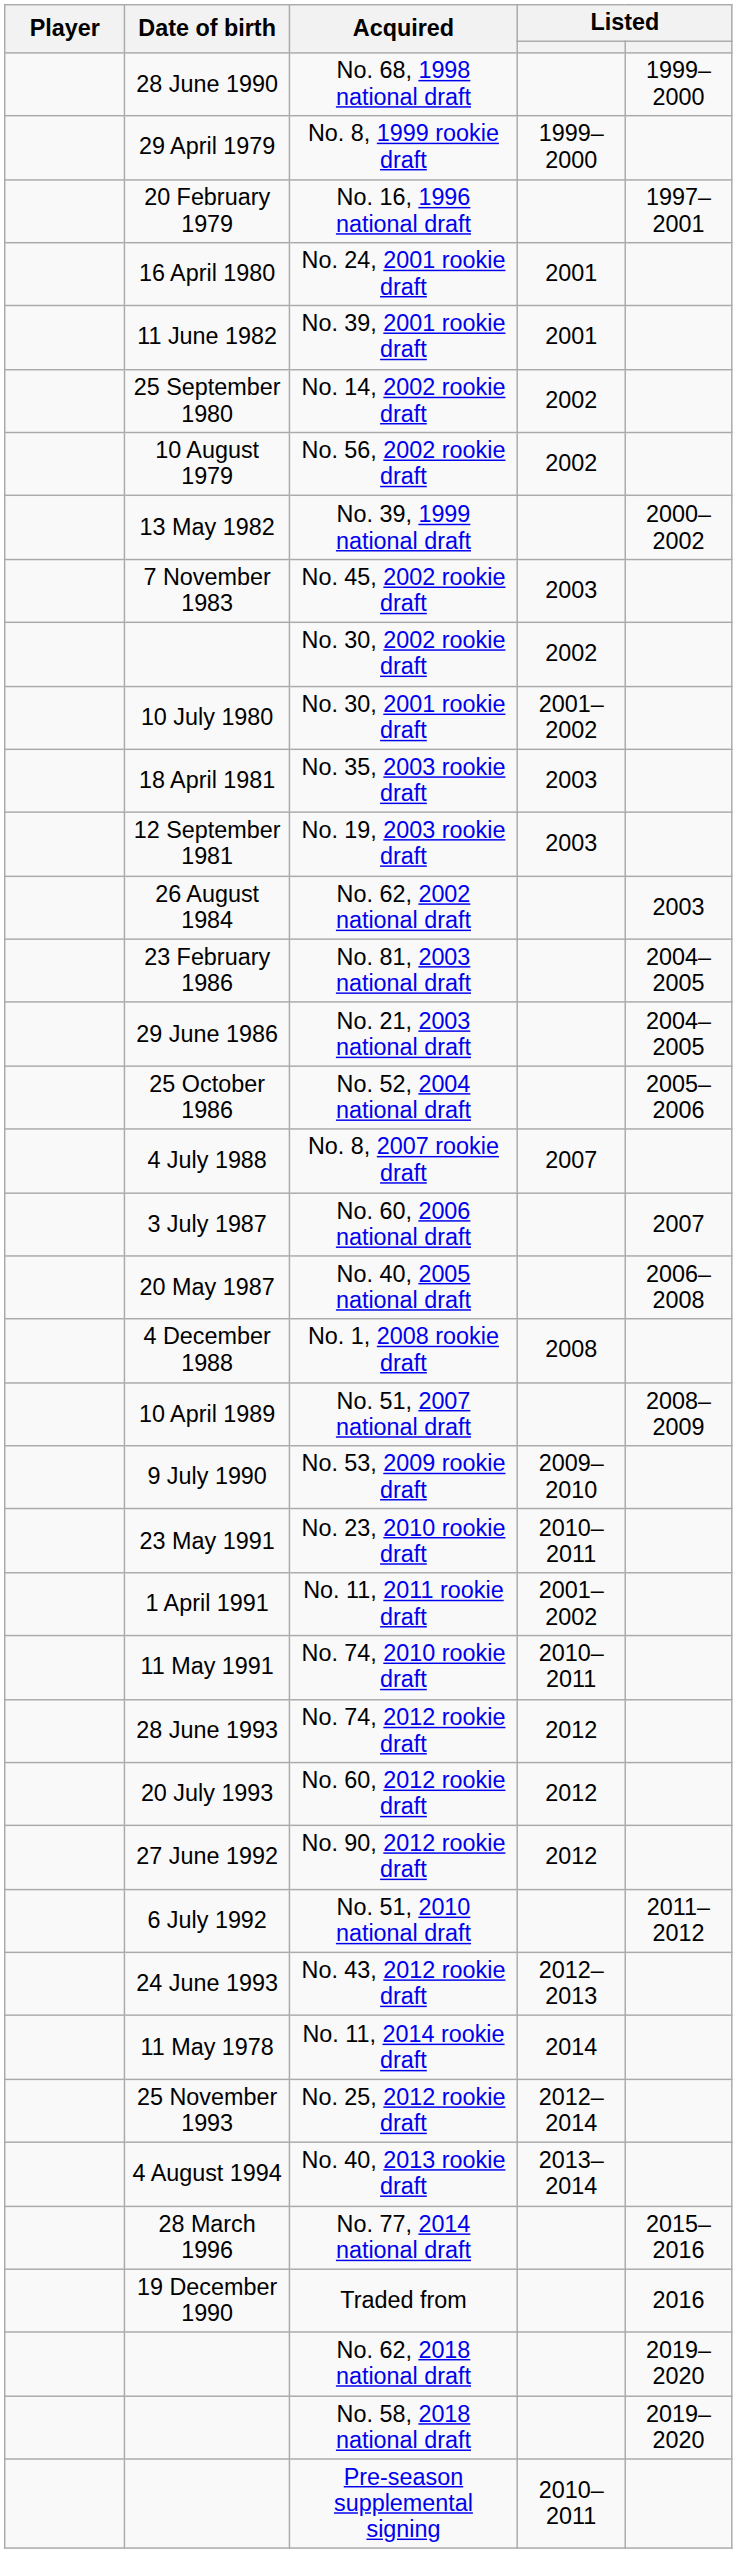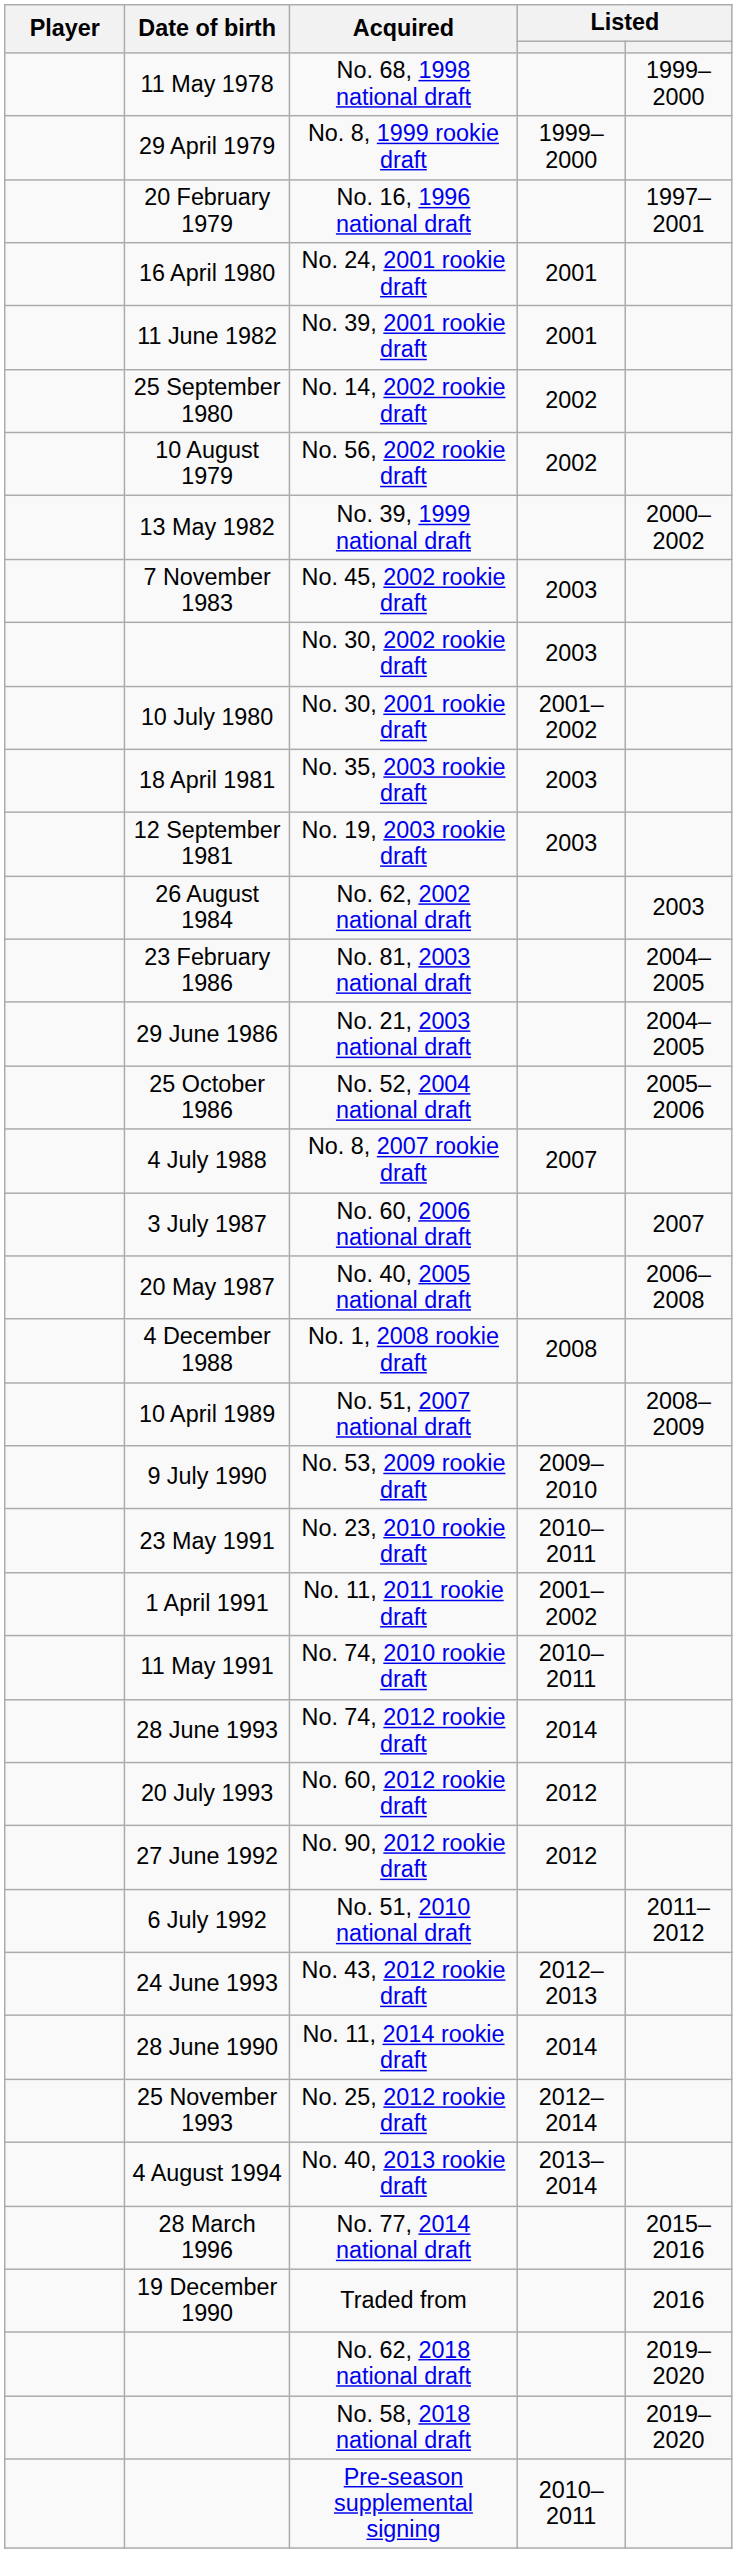(207, 83) 28 June 1990 -> (207, 83) 11 May 1978
(571, 653) 2002 -> (571, 653) 2003
(571, 1730) 2012 -> (571, 1730) 2014
(207, 2047) 11 May 1978 -> (207, 2047) 28 June 1990
